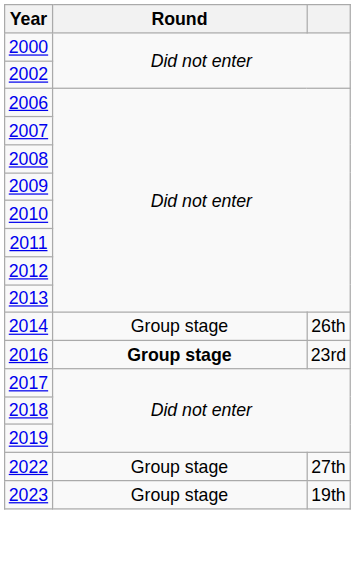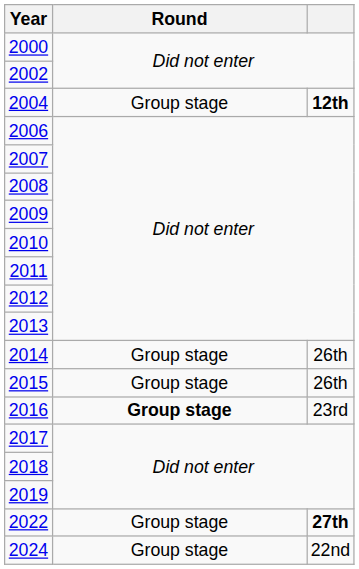+ row: (28, 103)
+ row: (28, 383)
(328, 467) normal -> (330, 523) bold
- row: (28, 495)
+ row: (28, 551)
